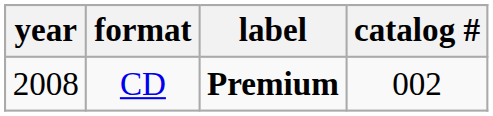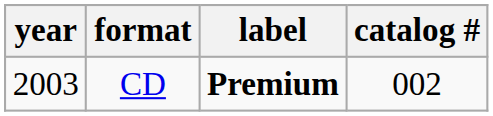(46, 83) 2008 -> (46, 83) 2003
